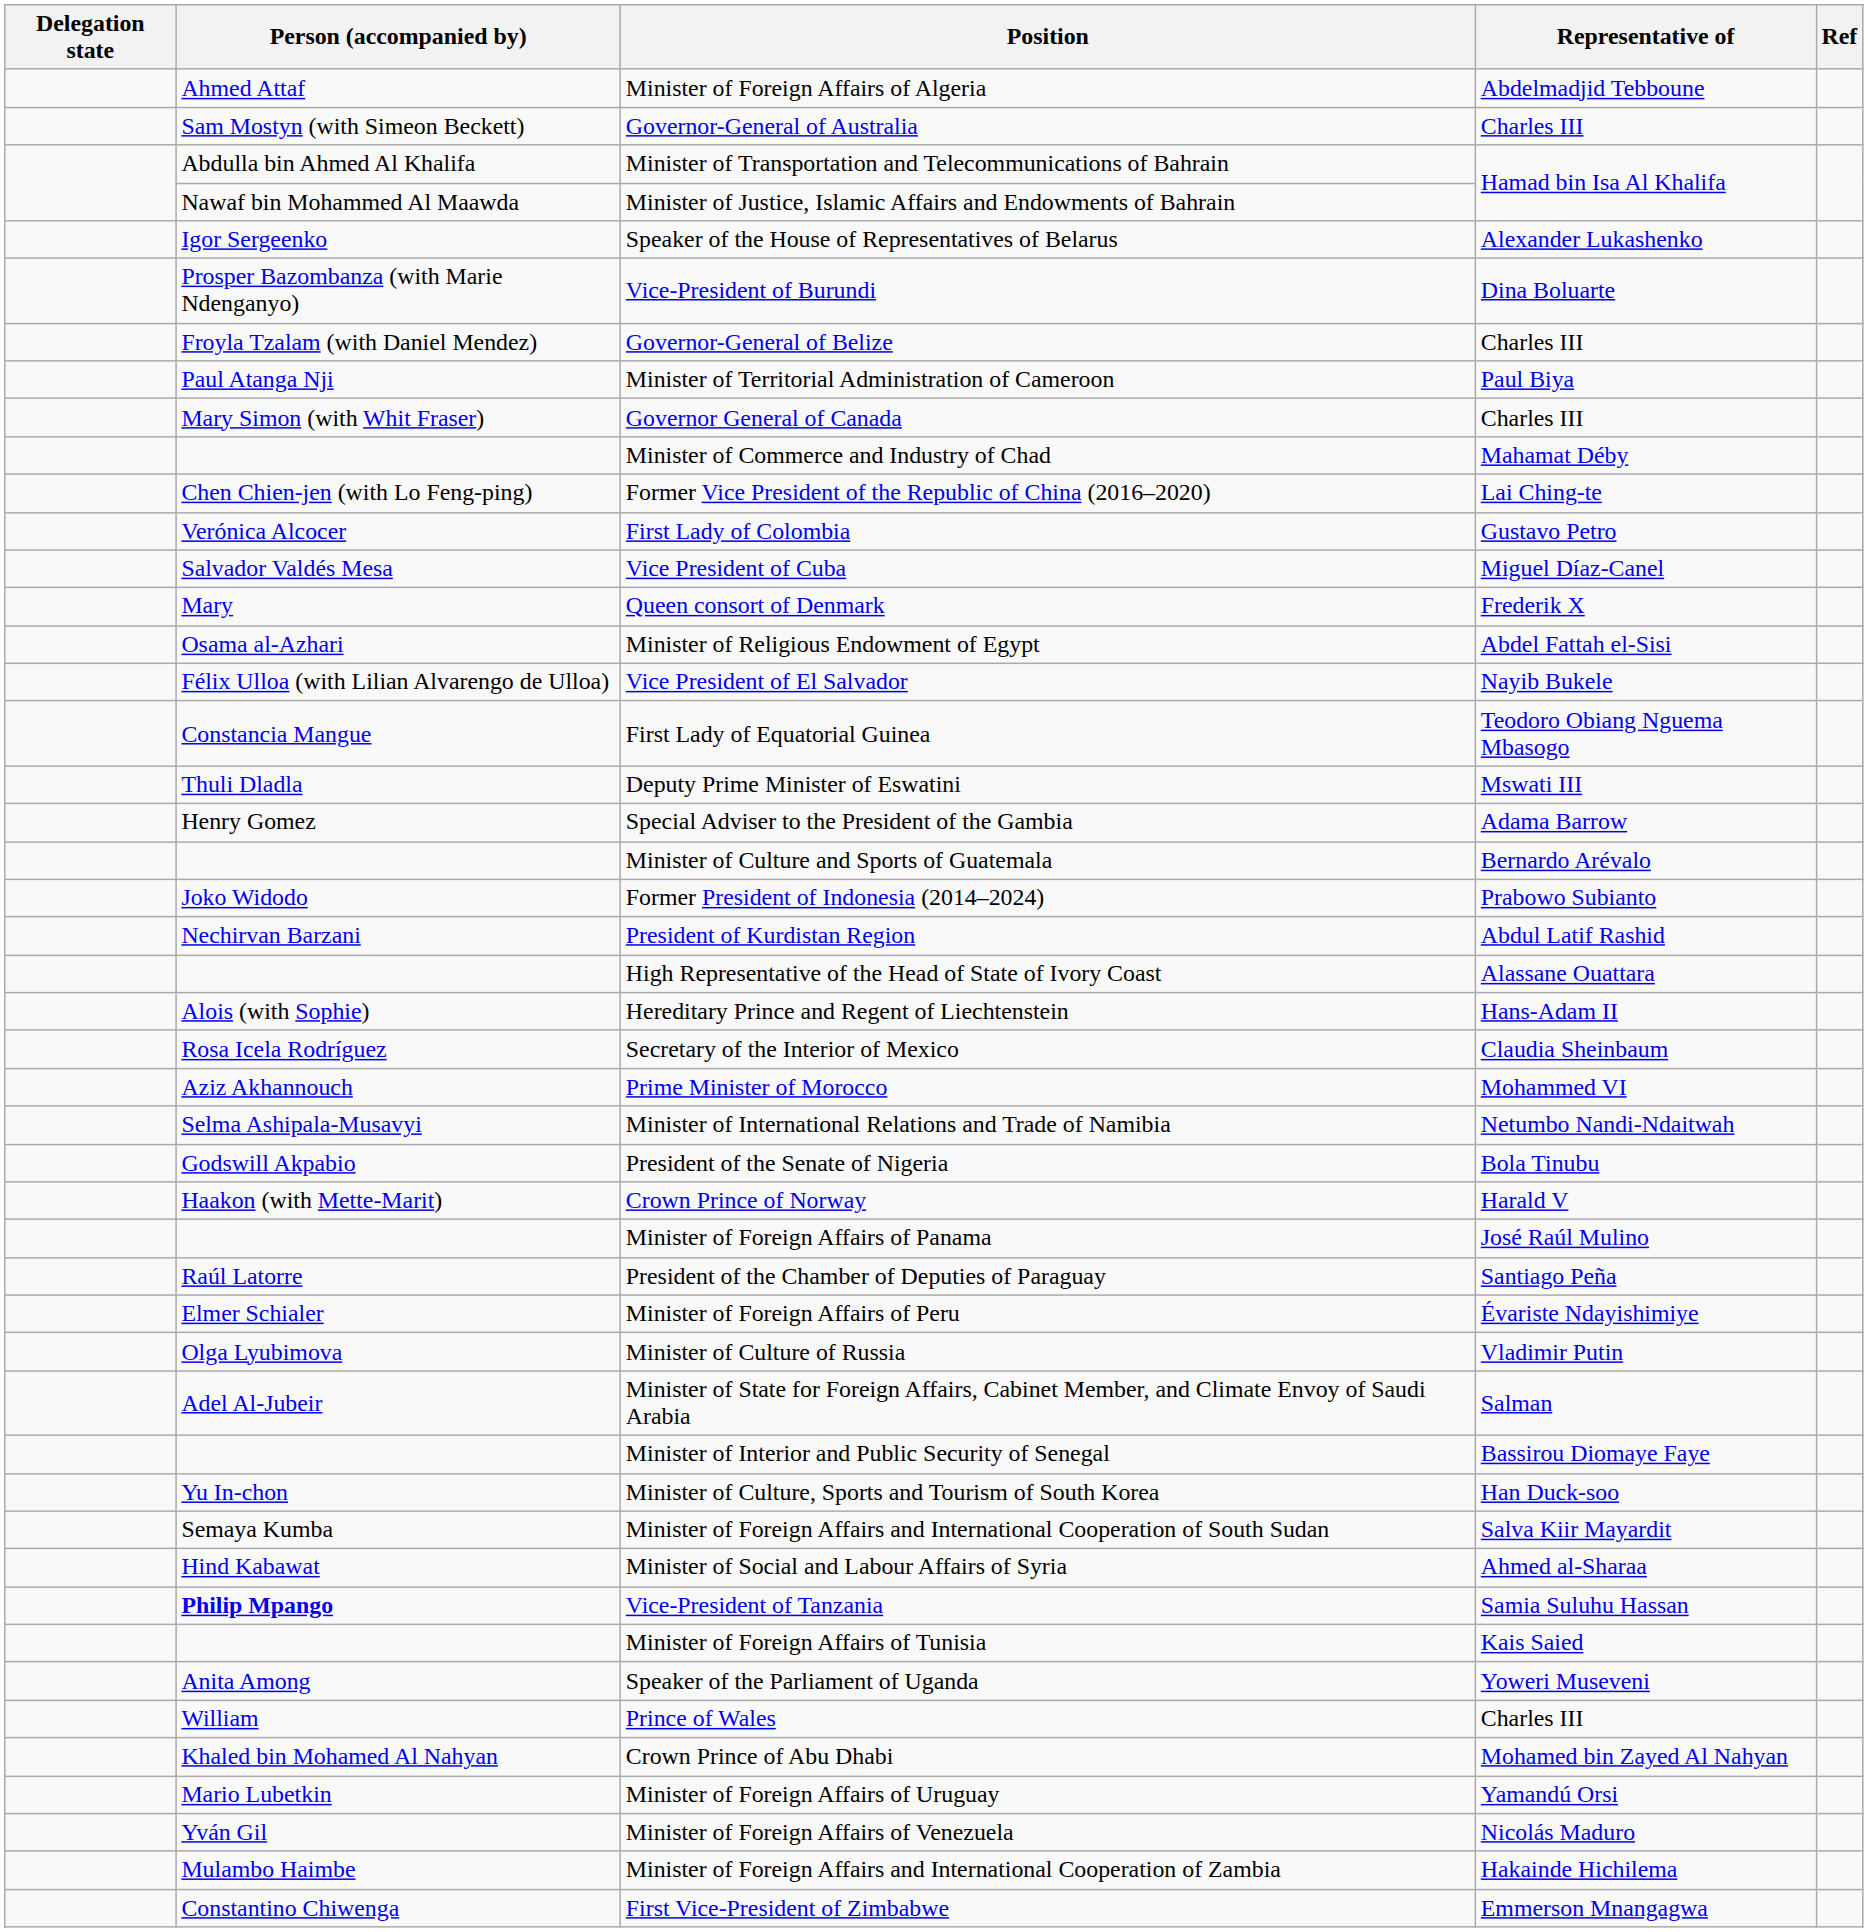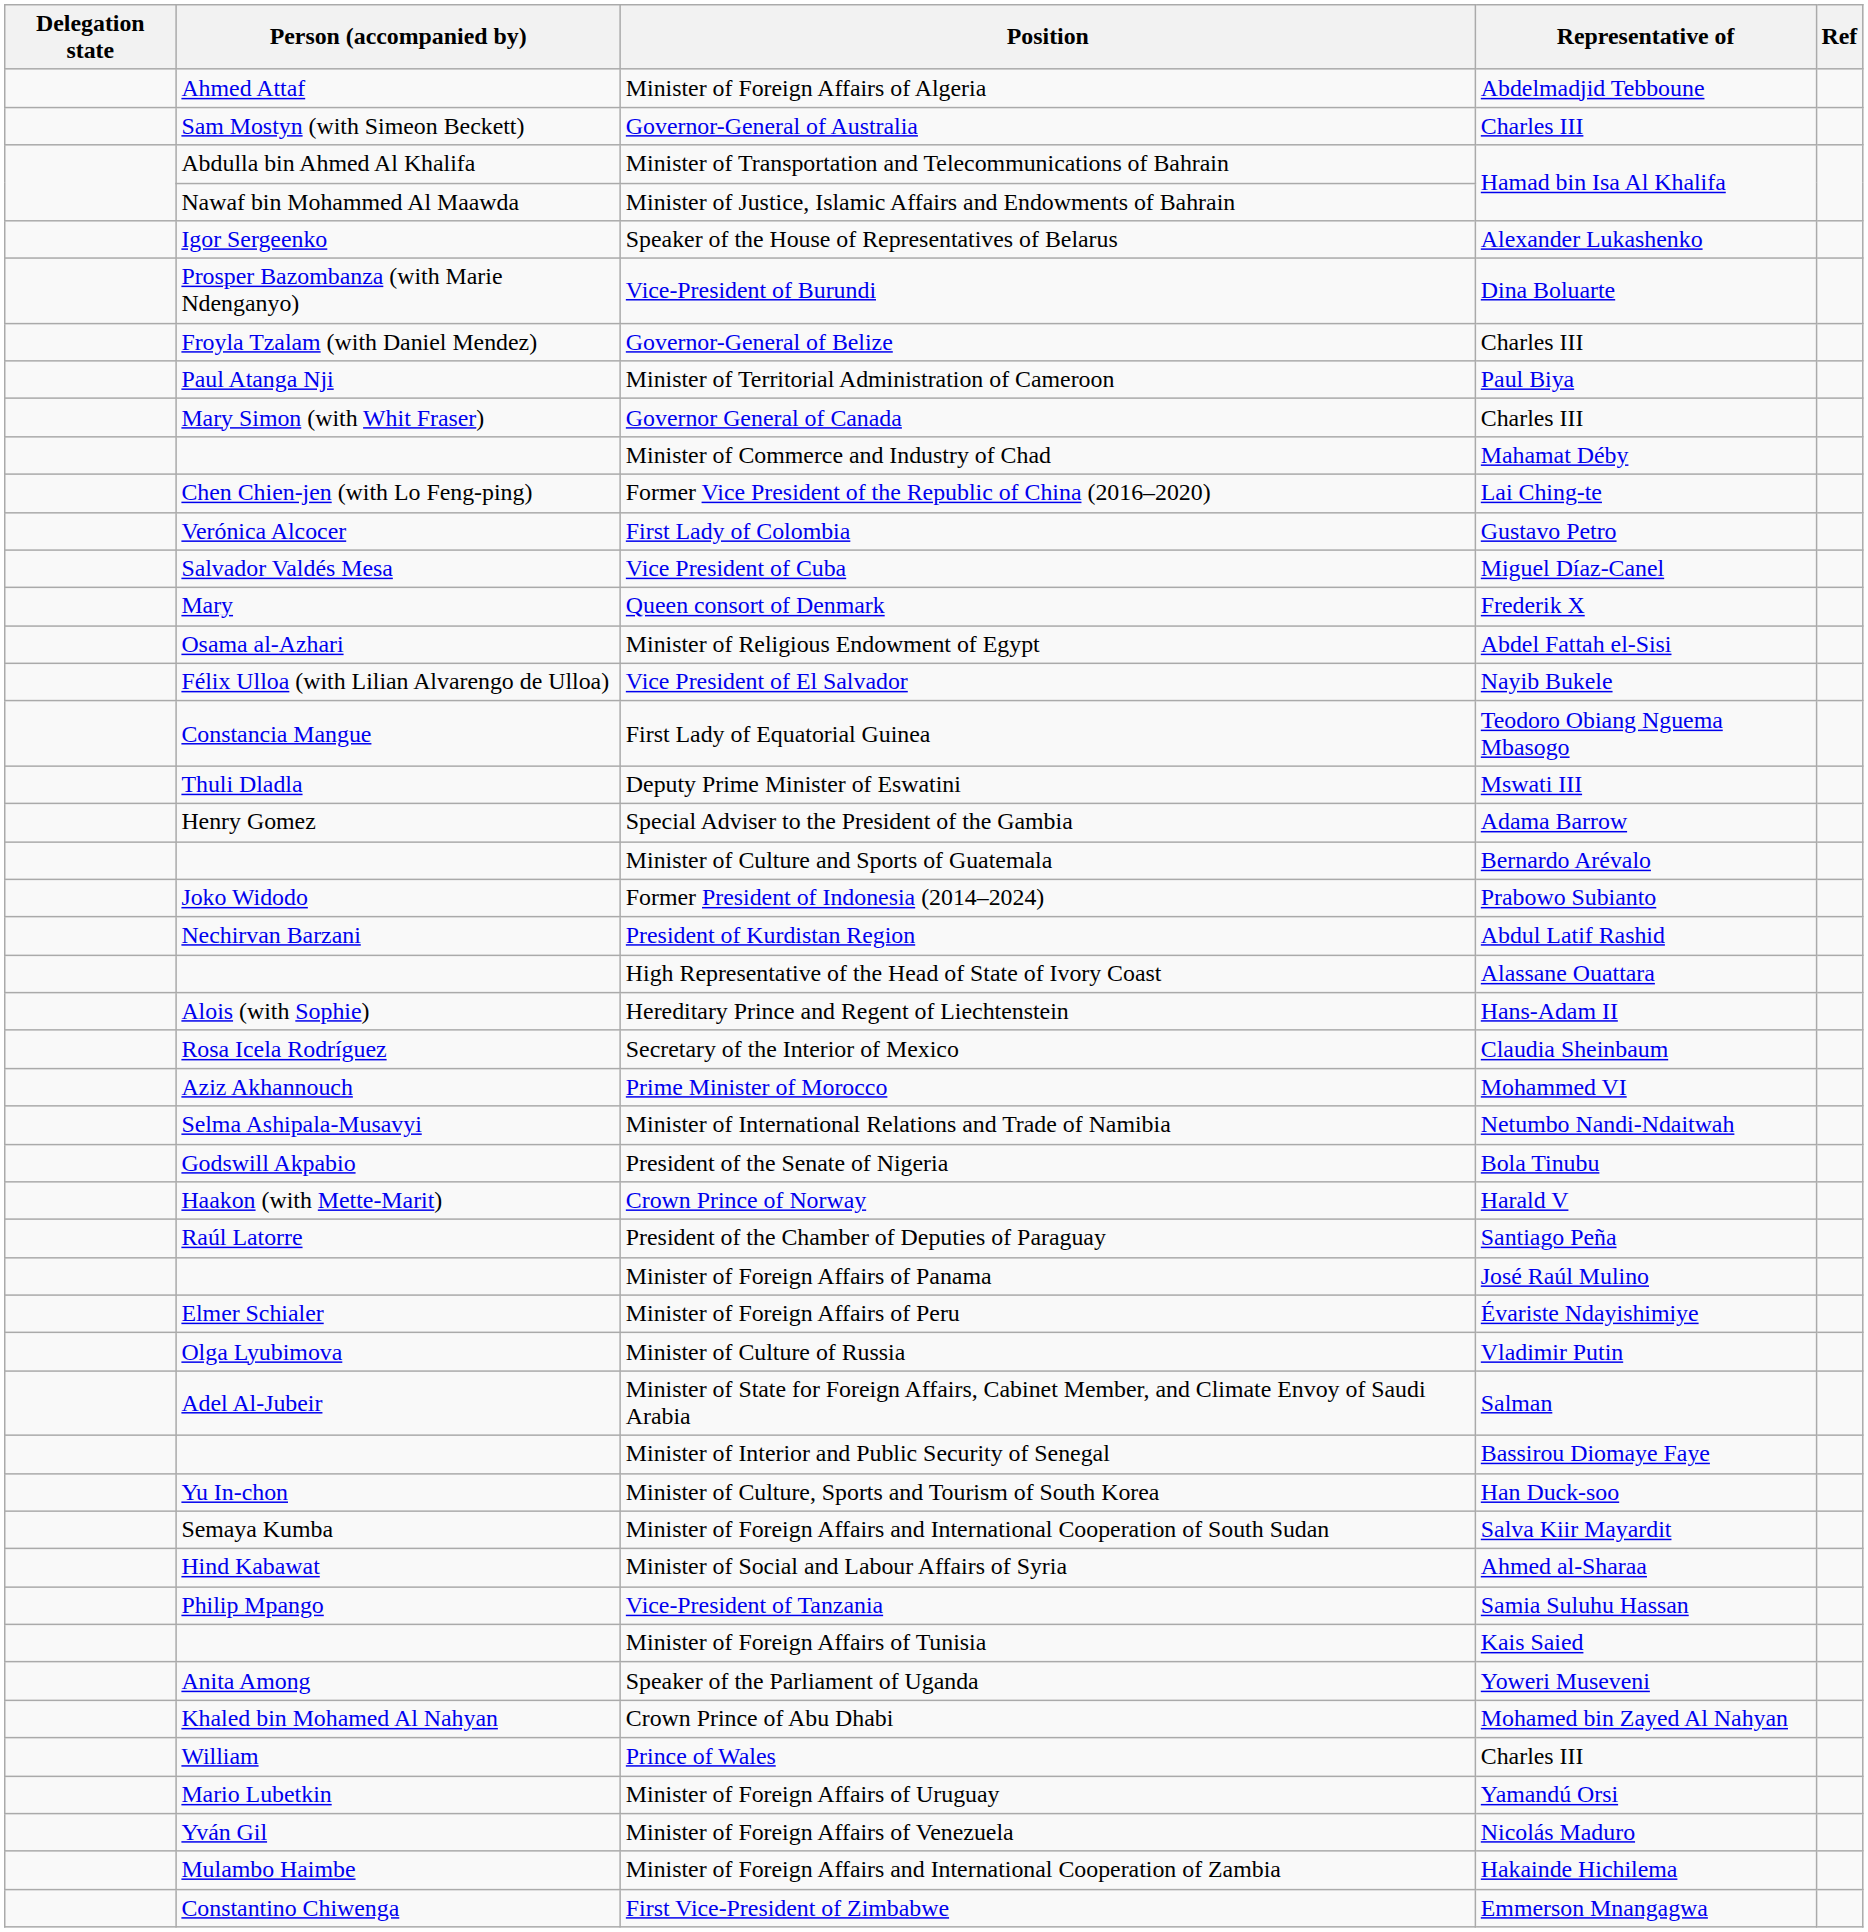rows swapped: (809, 1238) <-> (866, 1275)
(257, 1605) bold -> (253, 1605) normal
rows swapped: (760, 1756) <-> (701, 1718)
